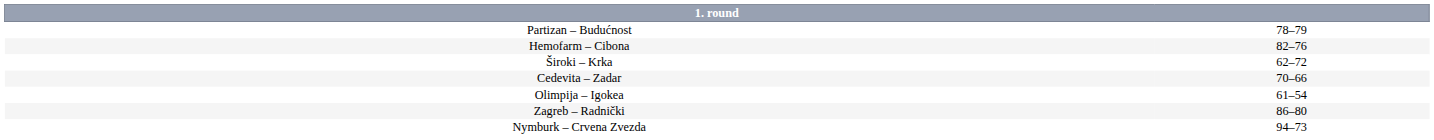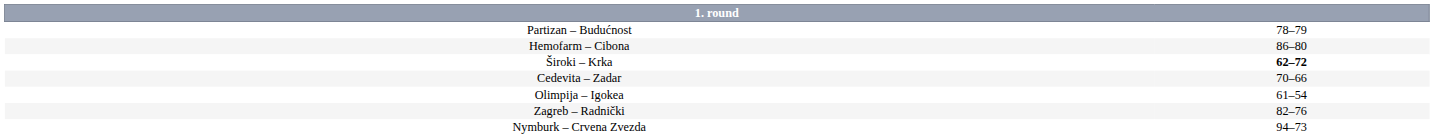(1292, 46) 82–76 -> (1292, 46) 86–80
(1292, 62) normal -> (1292, 62) bold
(1292, 111) 86–80 -> (1292, 111) 82–76
